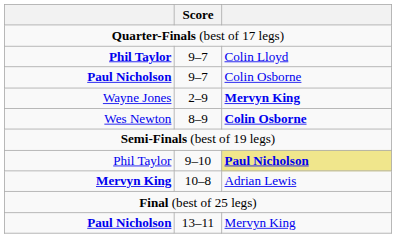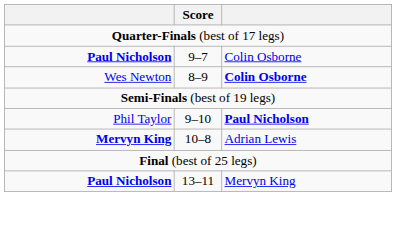- row: (140, 56)
- row: (137, 98)
(267, 160) khaki background -> (267, 118) no background
